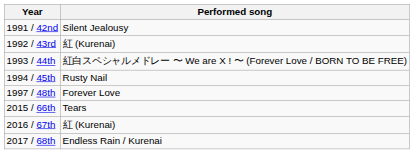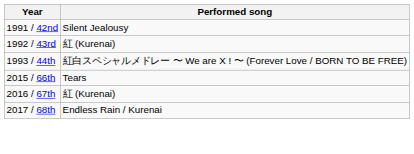- row: (31, 77)
- row: (31, 93)
